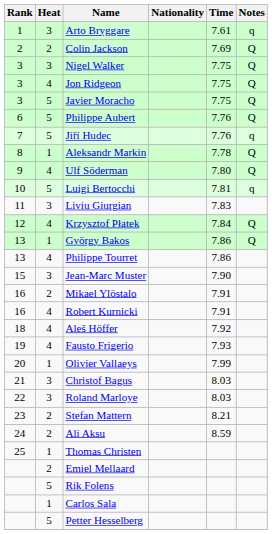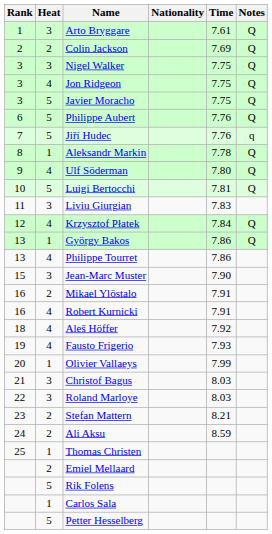(252, 30) q -> (252, 30) Q
(252, 188) q -> (252, 188) Q
